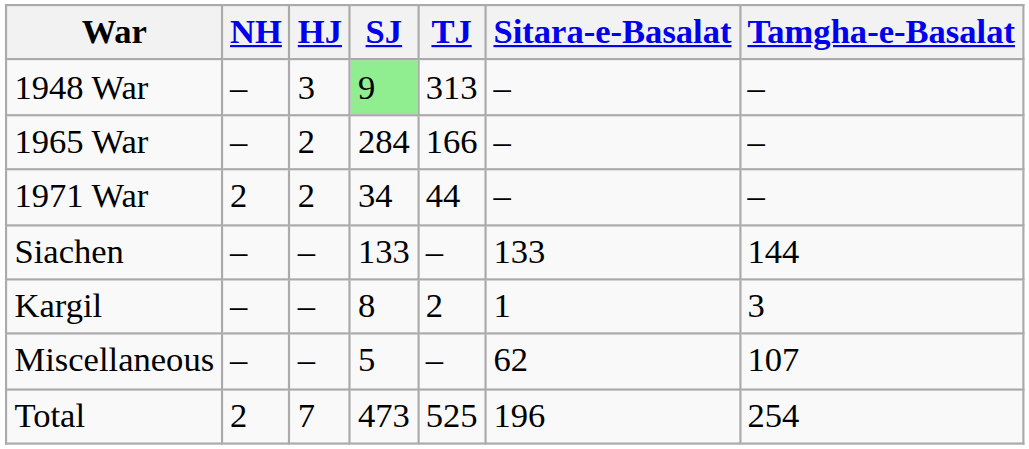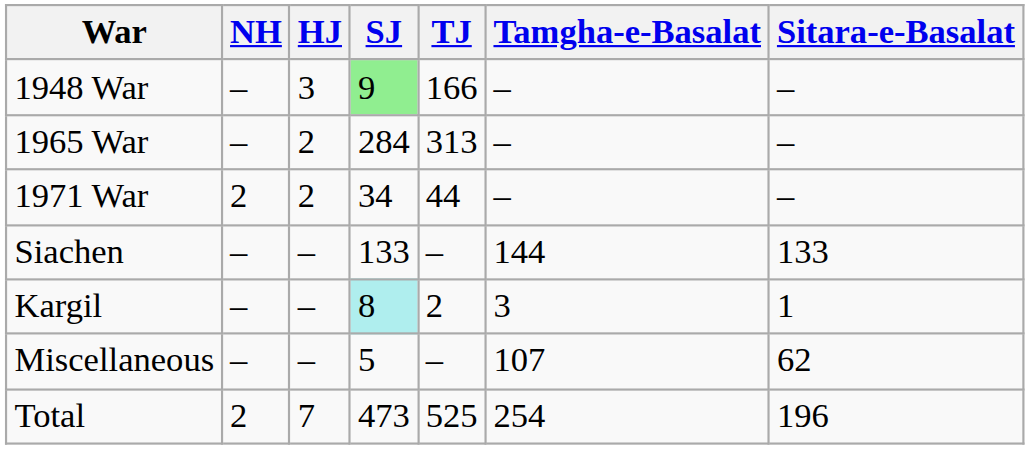columns swapped: (612, 31) <-> (881, 31)
(452, 86) 313 -> (452, 86) 166
(452, 141) 166 -> (452, 141) 313
(367, 305) no background -> (367, 305) paleturquoise background
